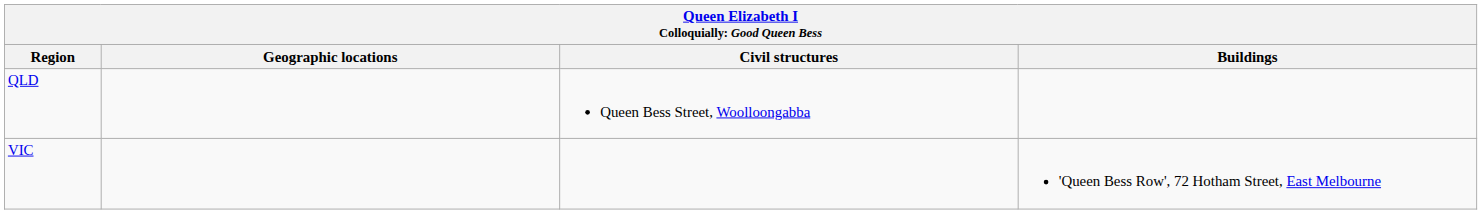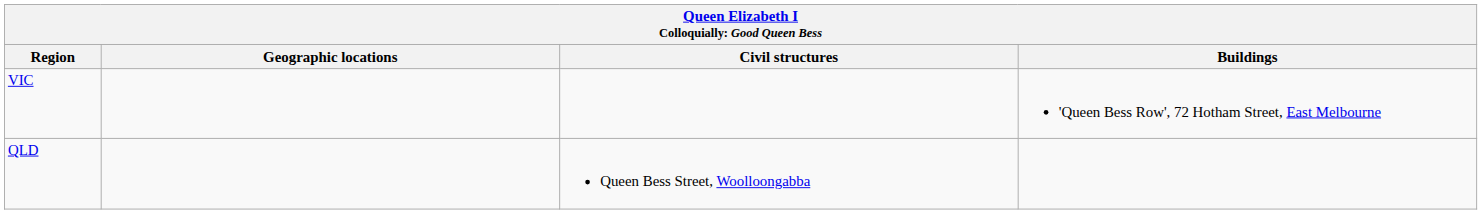rows swapped: (23, 80) <-> (21, 150)
